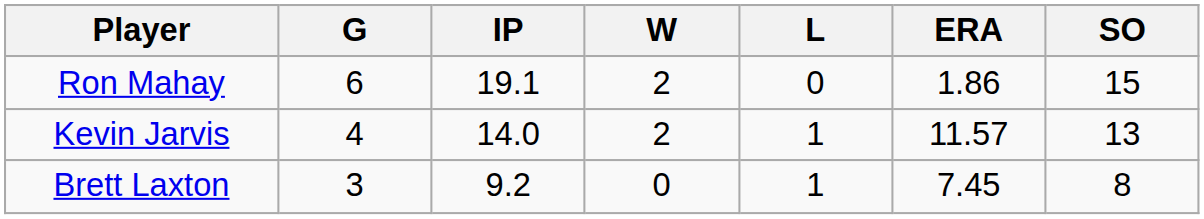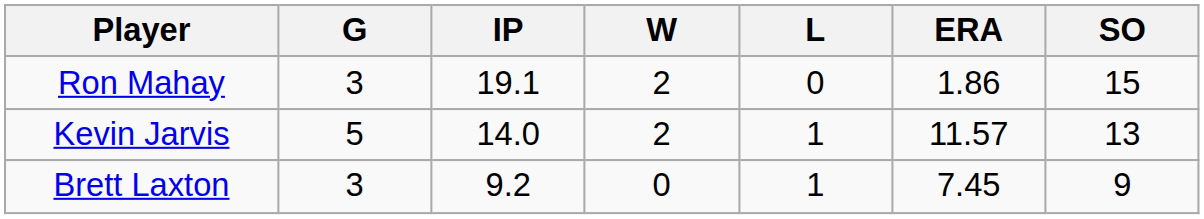(355, 82) 6 -> (355, 82) 3
(355, 133) 4 -> (355, 133) 5
(1122, 185) 8 -> (1122, 185) 9
